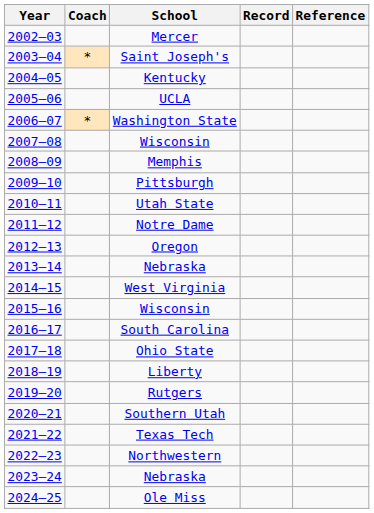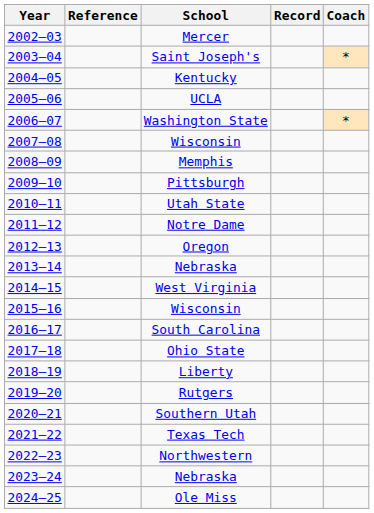columns swapped: (87, 15) <-> (330, 15)
